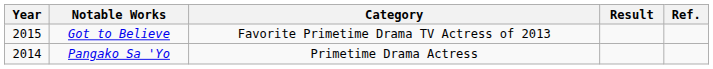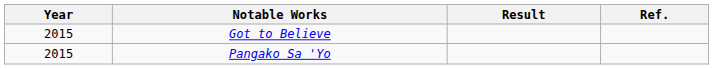- column: (394, 14)
(27, 54) 2014 -> (59, 54) 2015
